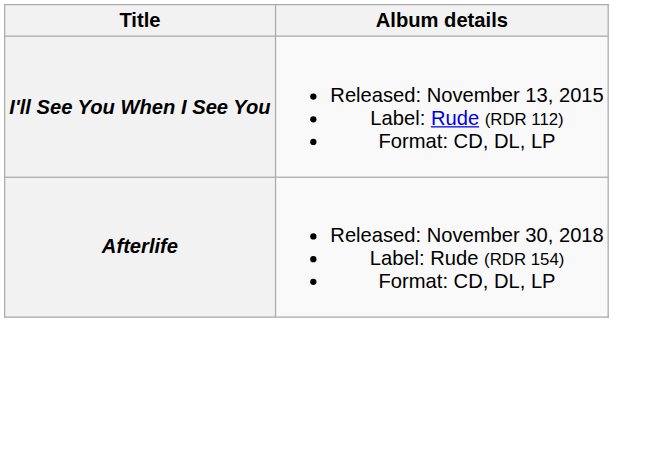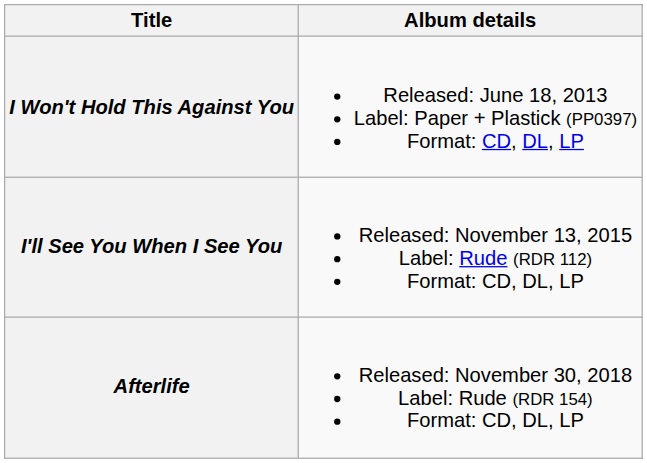+ row: (152, 106)
